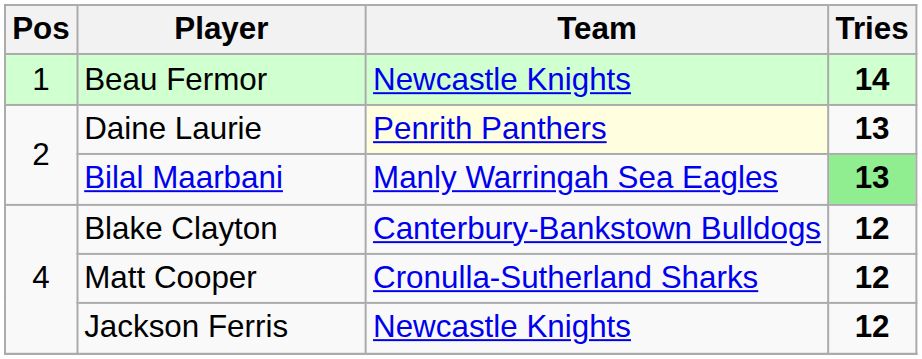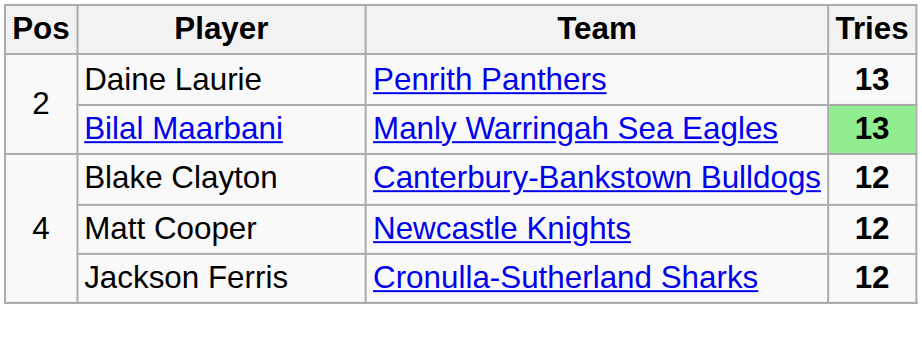- row: (176, 79)
(490, 128) lightyellow background -> (490, 79) no background
(566, 278) Cronulla-Sutherland Sharks -> (502, 228) Newcastle Knights
(502, 327) Newcastle Knights -> (566, 278) Cronulla-Sutherland Sharks
